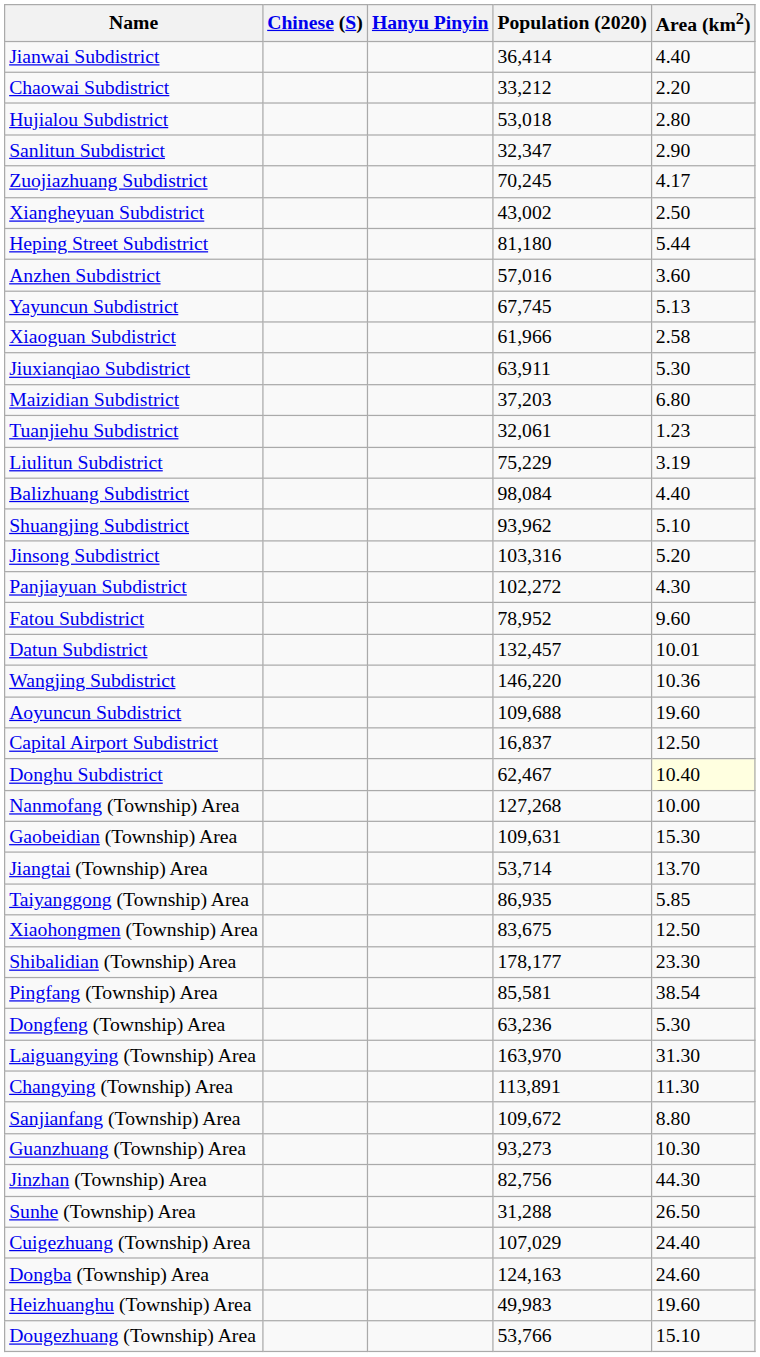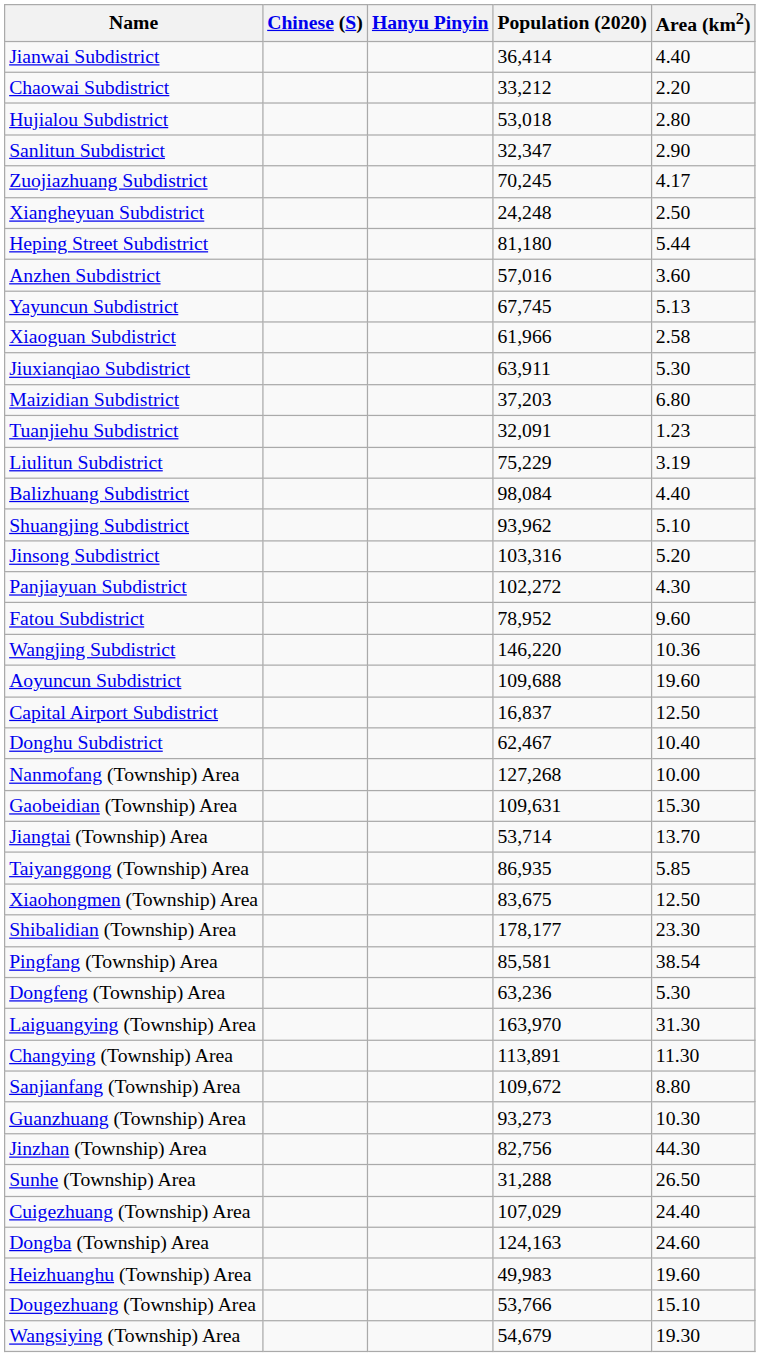(525, 212) 43,002 -> (525, 212) 24,248
(525, 431) 32,061 -> (525, 431) 32,091
- row: (78, 649)
(678, 774) lightyellow background -> (678, 743) no background
+ row: (125, 1336)
